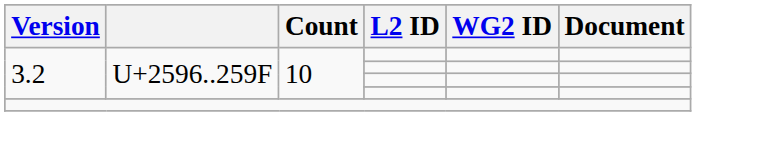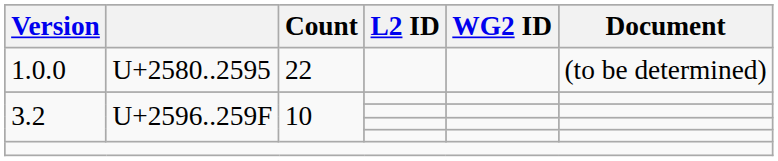+ row: (39, 69)
